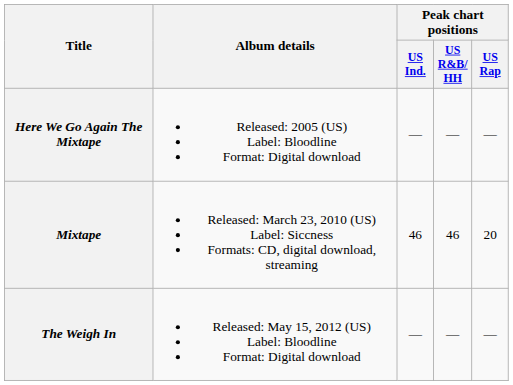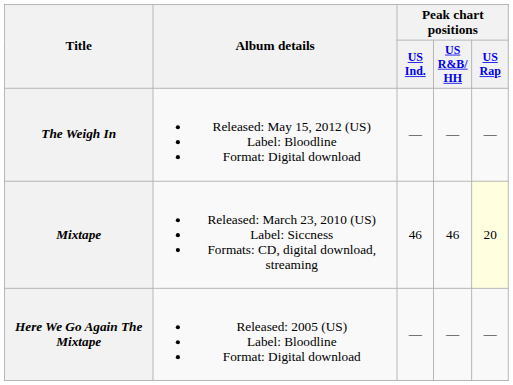rows swapped: (79, 134) <-> (79, 334)
(490, 234) no background -> (490, 234) lightyellow background
